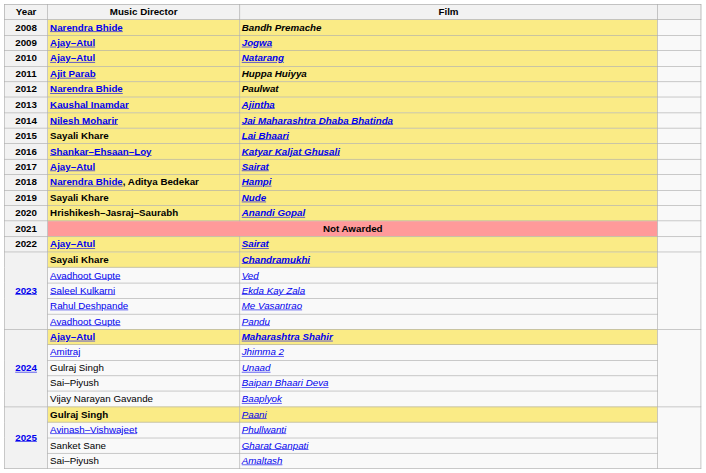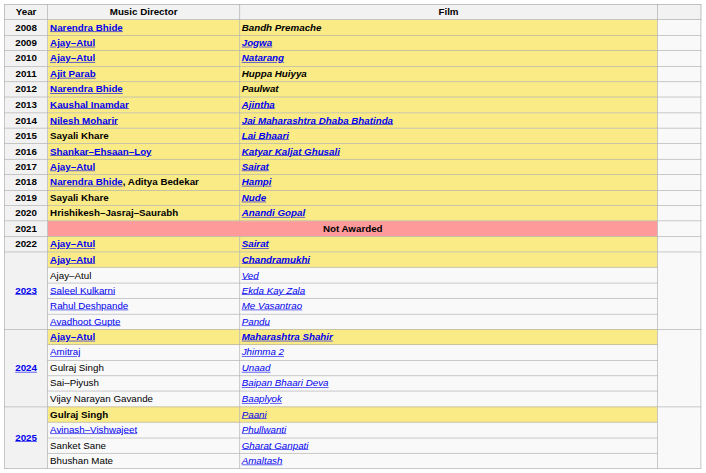(79, 259) Sayali Khare -> (73, 259) Ajay–Atul
(85, 275) Avadhoot Gupte -> (71, 275) Ajay–Atul
(75, 461) Sai–Piyush -> (82, 461) Bhushan Mate
